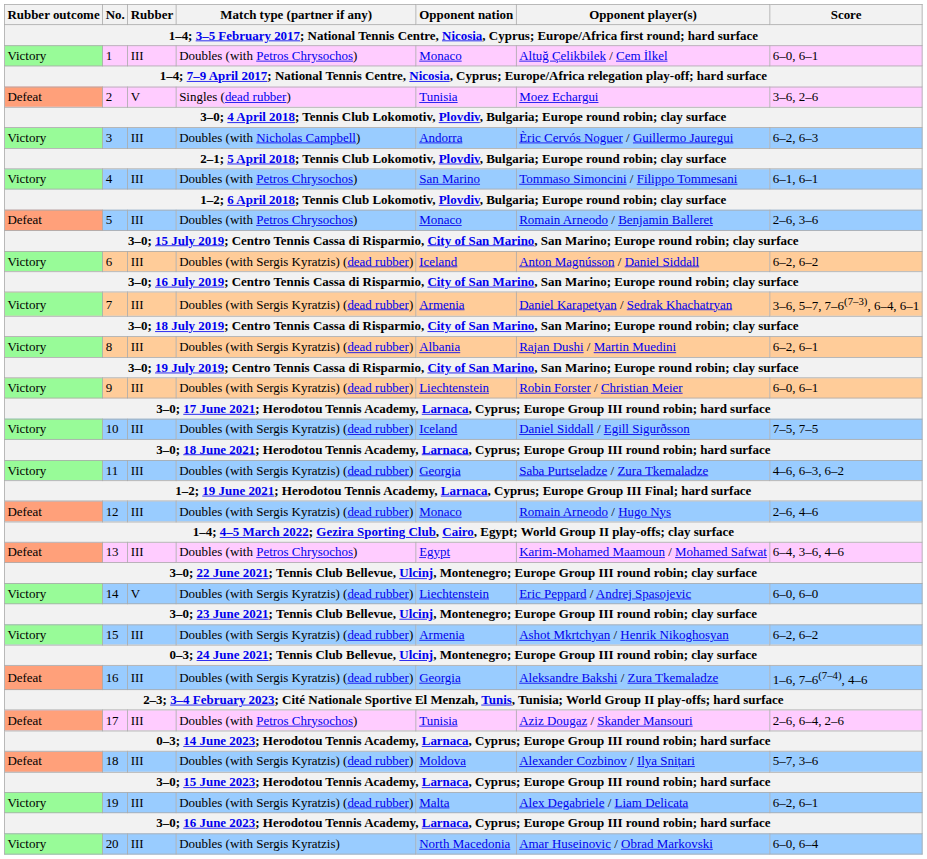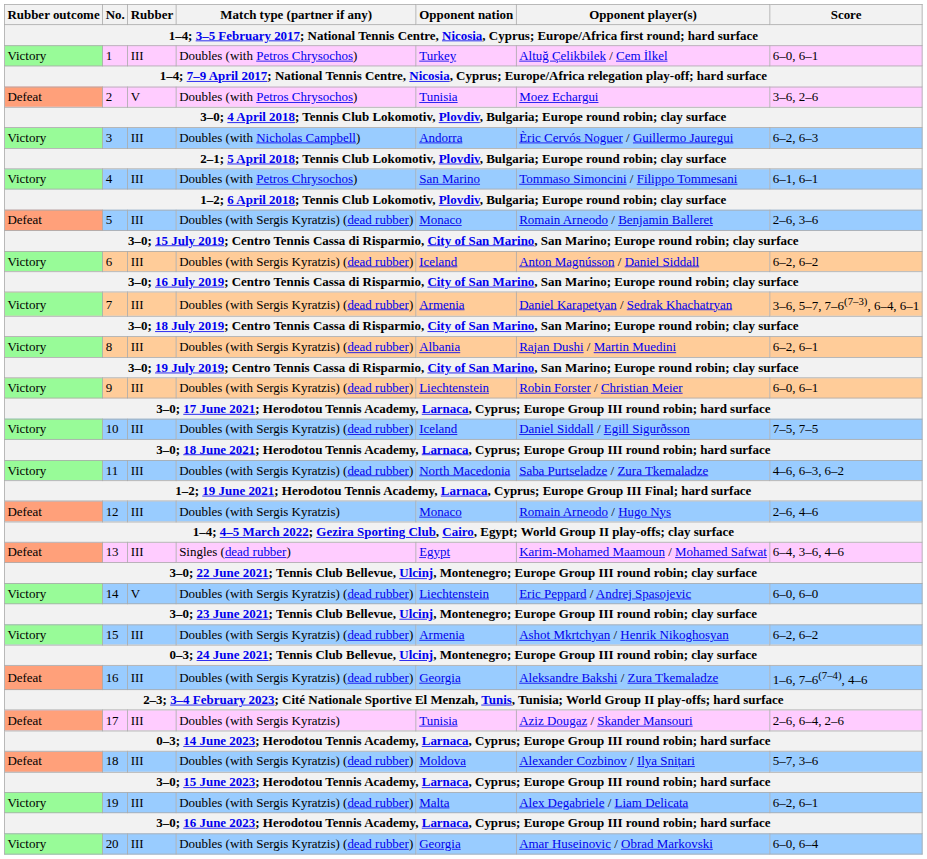(440, 55) Monaco -> (438, 55) Turkey
(235, 96) Singles (dead rubber) -> (268, 96) Doubles (with Petros Chrysochos)
(268, 220) Doubles (with Petros Chrysochos) -> (296, 220) Doubles (with Sergis Kyratzis) (dead rubber)
(440, 470) Georgia -> (465, 470) North Macedonia
(296, 511) Doubles (with Sergis Kyratzis) (dead rubber) -> (259, 511) Doubles (with Sergis Kyratzis)
(268, 552) Doubles (with Petros Chrysochos) -> (235, 552) Singles (dead rubber)
(268, 720) Doubles (with Petros Chrysochos) -> (259, 720) Doubles (with Sergis Kyratzis)
(259, 843) Doubles (with Sergis Kyratzis) -> (296, 843) Doubles (with Sergis Kyratzis) (dead rubber)
(465, 843) North Macedonia -> (440, 843) Georgia
